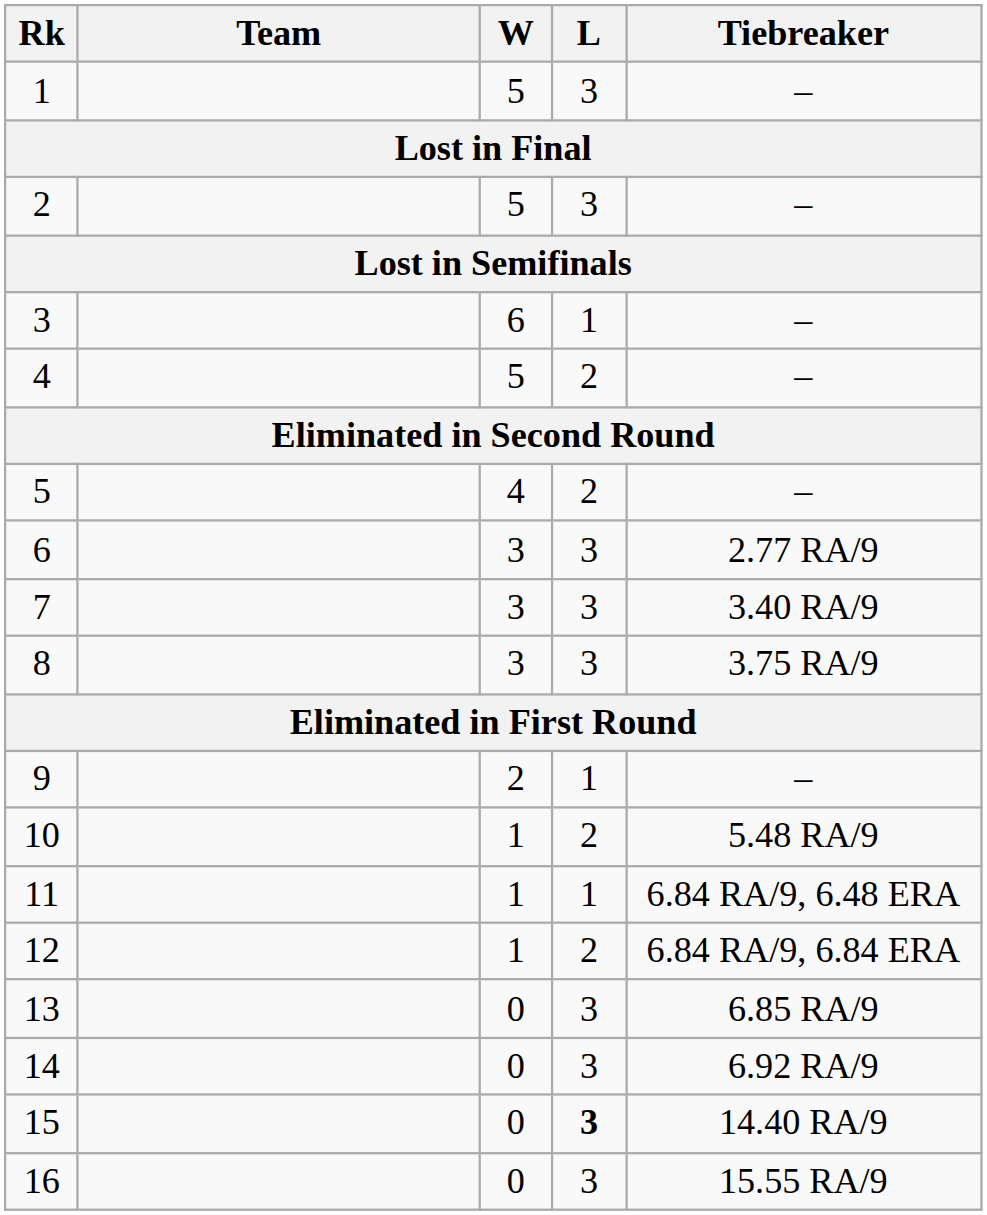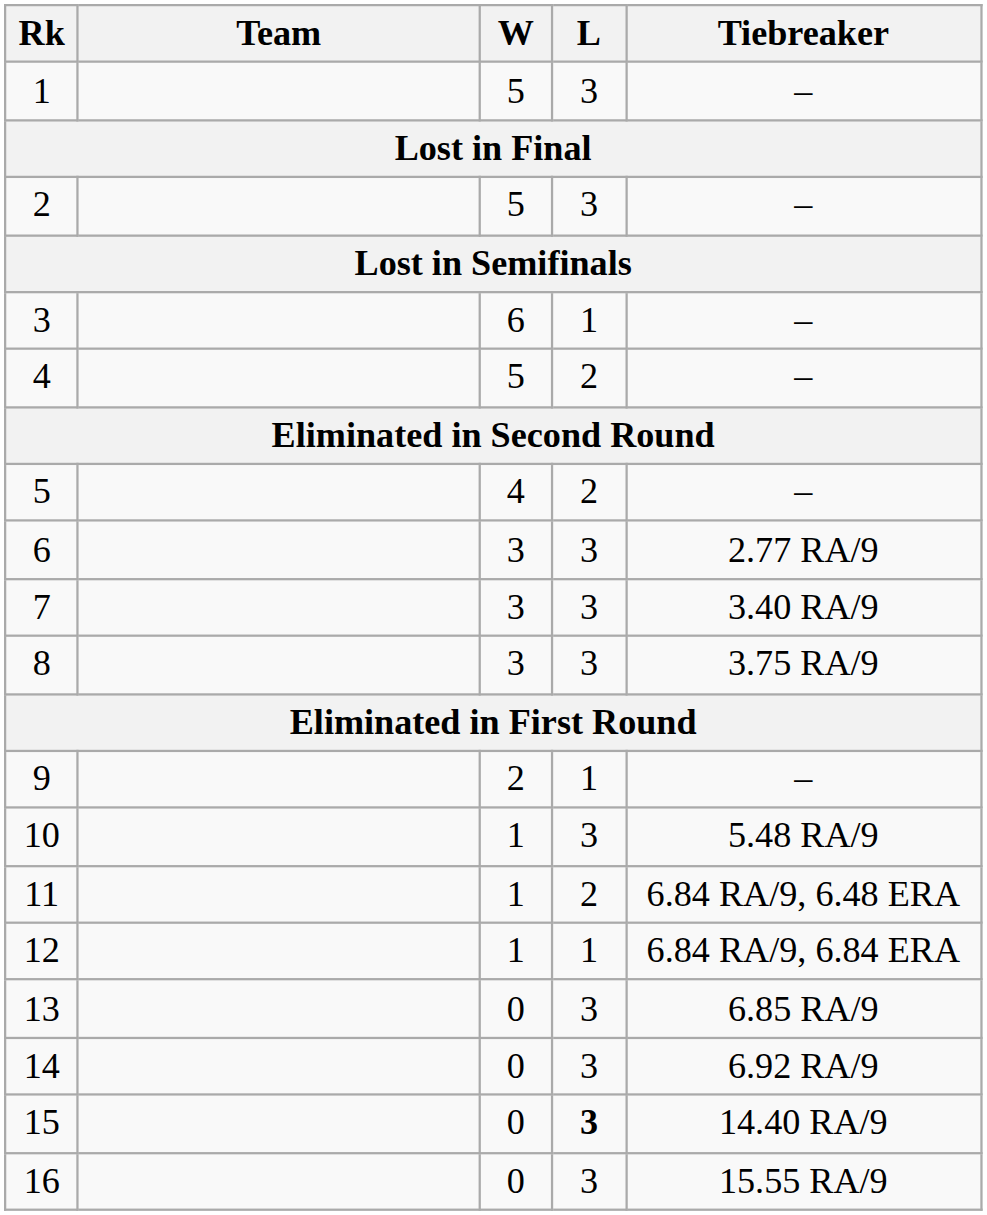(589, 836) 2 -> (589, 836) 3
(589, 893) 1 -> (589, 893) 2
(589, 950) 2 -> (589, 950) 1
